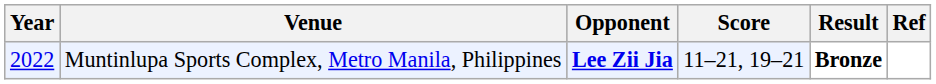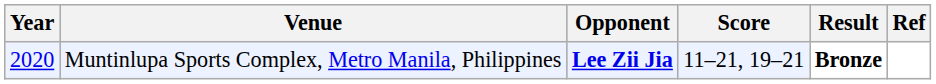(32, 59) 2022 -> (32, 59) 2020
